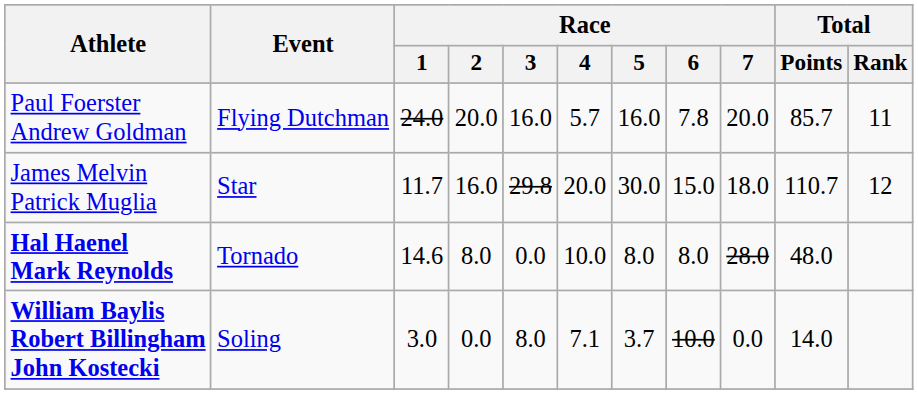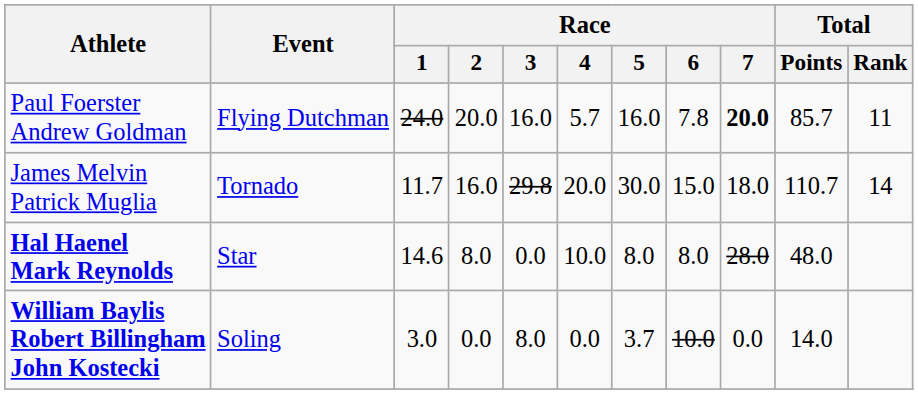(748, 118) normal -> (748, 118) bold
(237, 187) Star -> (258, 187) Tornado
(880, 187) 12 -> (880, 187) 14
(258, 256) Tornado -> (237, 256) Star
(585, 340) 7.1 -> (585, 340) 0.0
